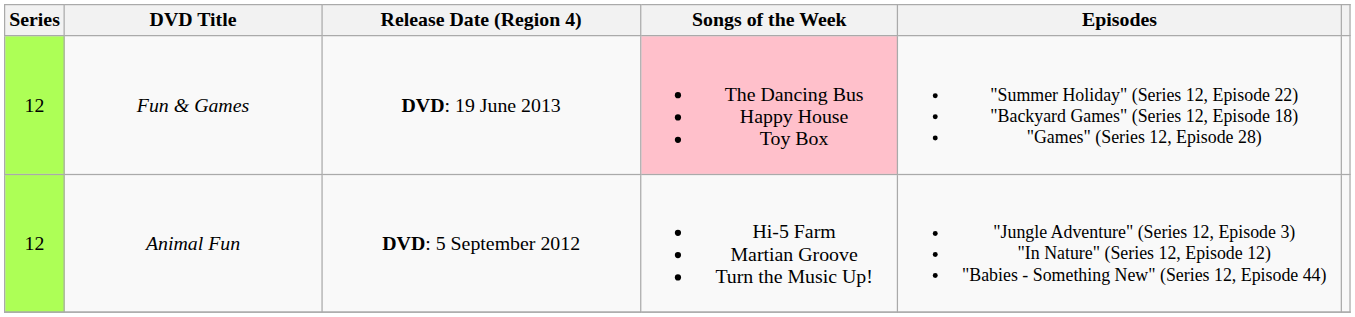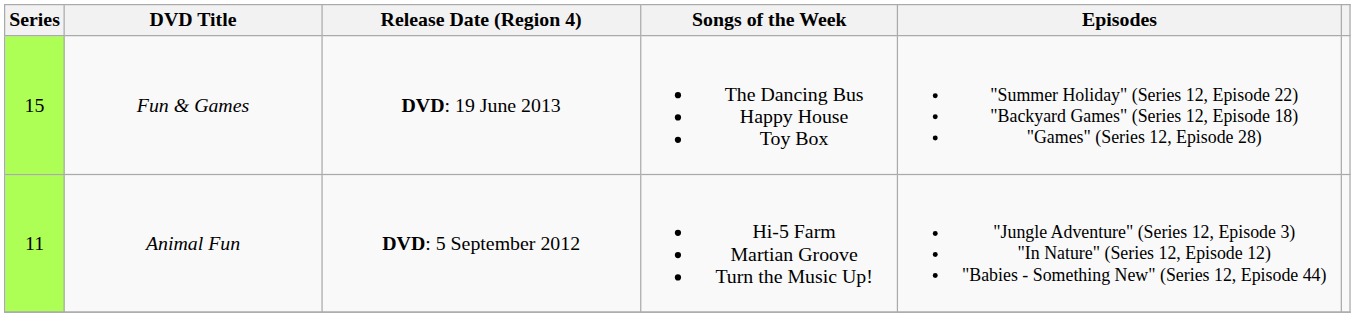(35, 105) 12 -> (35, 105) 15
(769, 116) pink background -> (769, 116) no background
(35, 243) 12 -> (35, 243) 11
